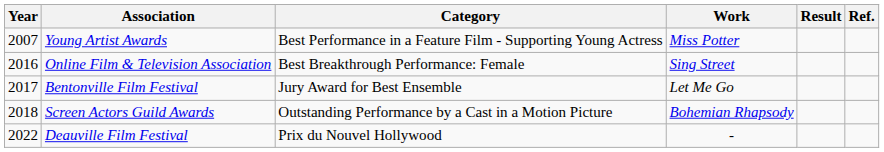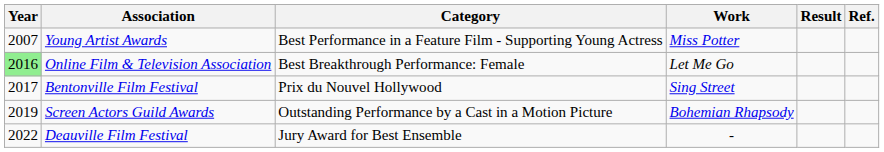(23, 64) no background -> (23, 64) lightgreen background
(702, 64) Sing Street -> (702, 64) Let Me Go
(370, 87) Jury Award for Best Ensemble -> (360, 87) Prix du Nouvel Hollywood
(702, 87) Let Me Go -> (702, 87) Sing Street
(23, 111) 2018 -> (23, 111) 2019
(360, 135) Prix du Nouvel Hollywood -> (370, 135) Jury Award for Best Ensemble
